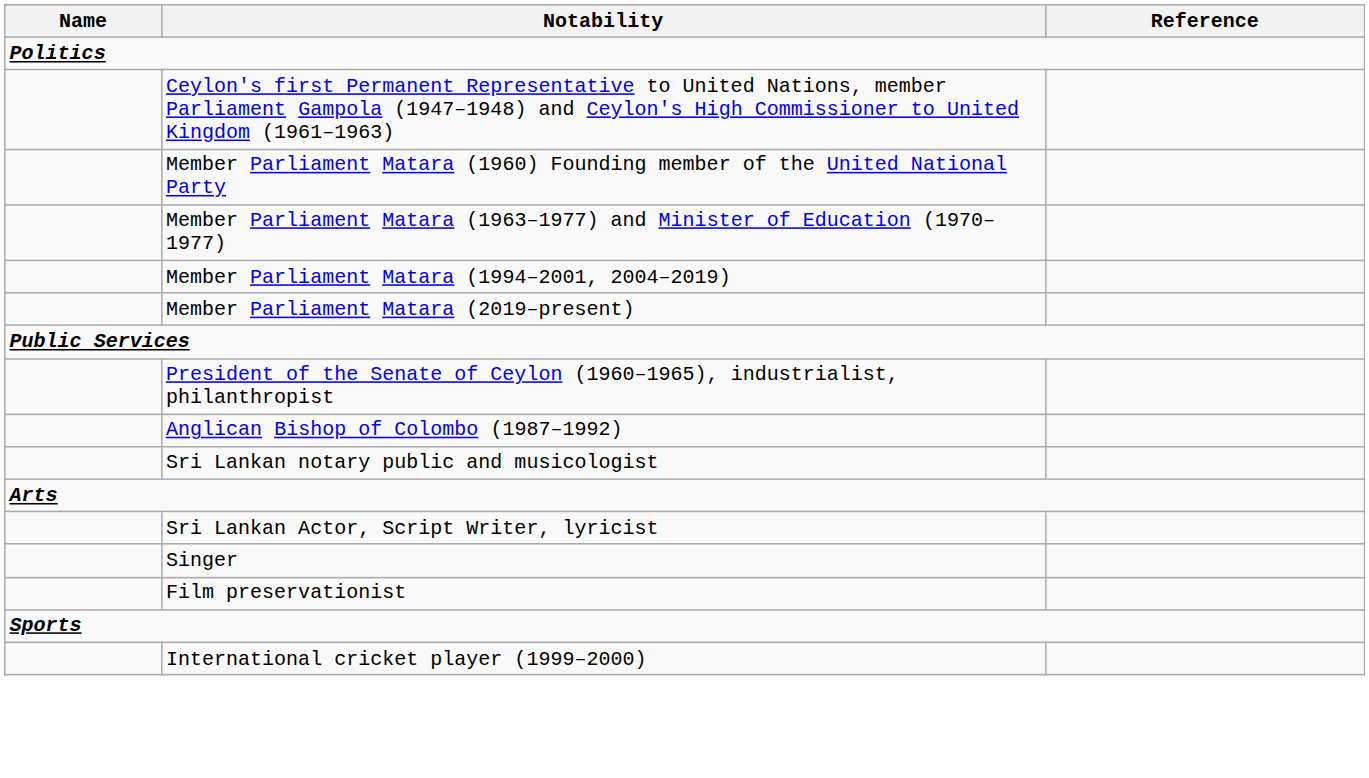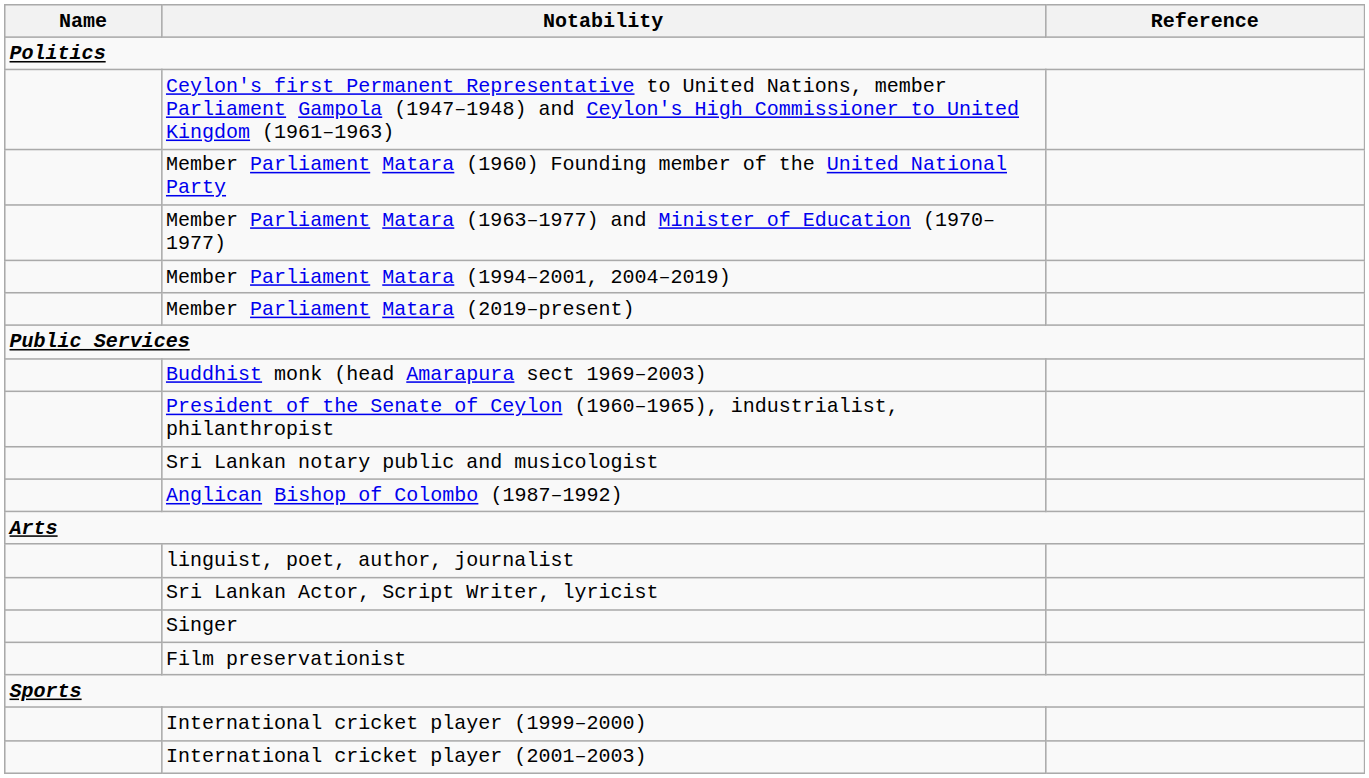+ row: (436, 375)
rows swapped: (394, 430) <-> (412, 463)
+ row: (370, 561)
+ row: (406, 757)
